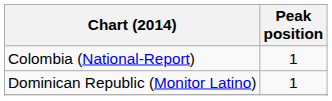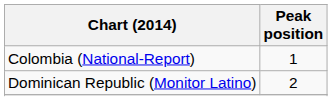(293, 82) 1 -> (293, 82) 2
